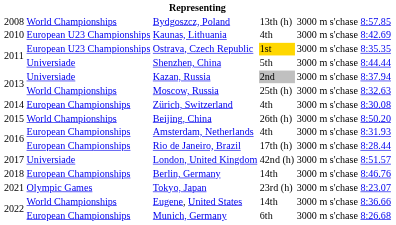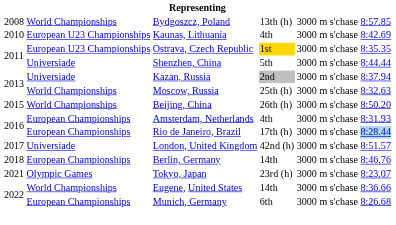- row: (193, 104)
(376, 146) no background -> (376, 132) lightblue background
